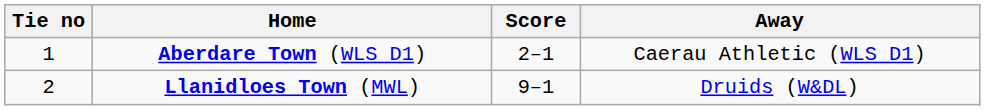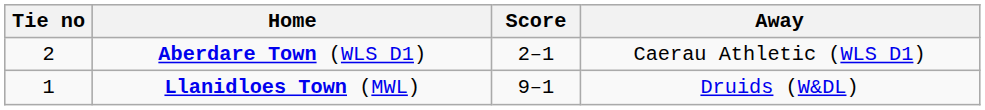(49, 54) 1 -> (49, 54) 2
(49, 87) 2 -> (49, 87) 1
